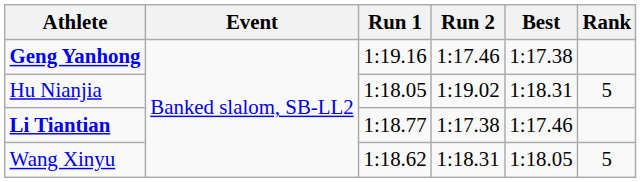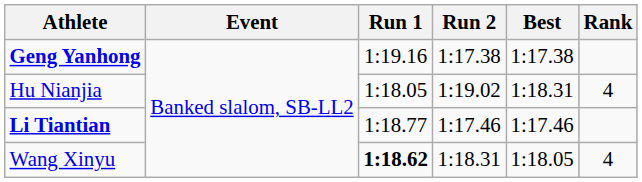(468, 56) 1:17.46 -> (469, 56) 1:17.38
(607, 90) 5 -> (608, 90) 4
(468, 125) 1:17.38 -> (469, 125) 1:17.46
(395, 159) normal -> (396, 159) bold
(607, 159) 5 -> (608, 159) 4
